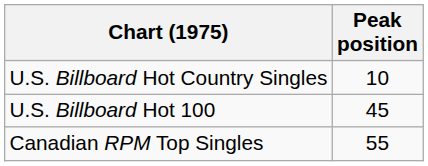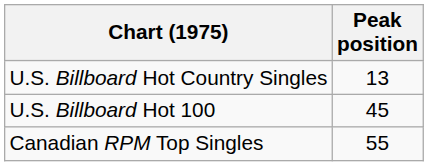(377, 77) 10 -> (377, 77) 13
